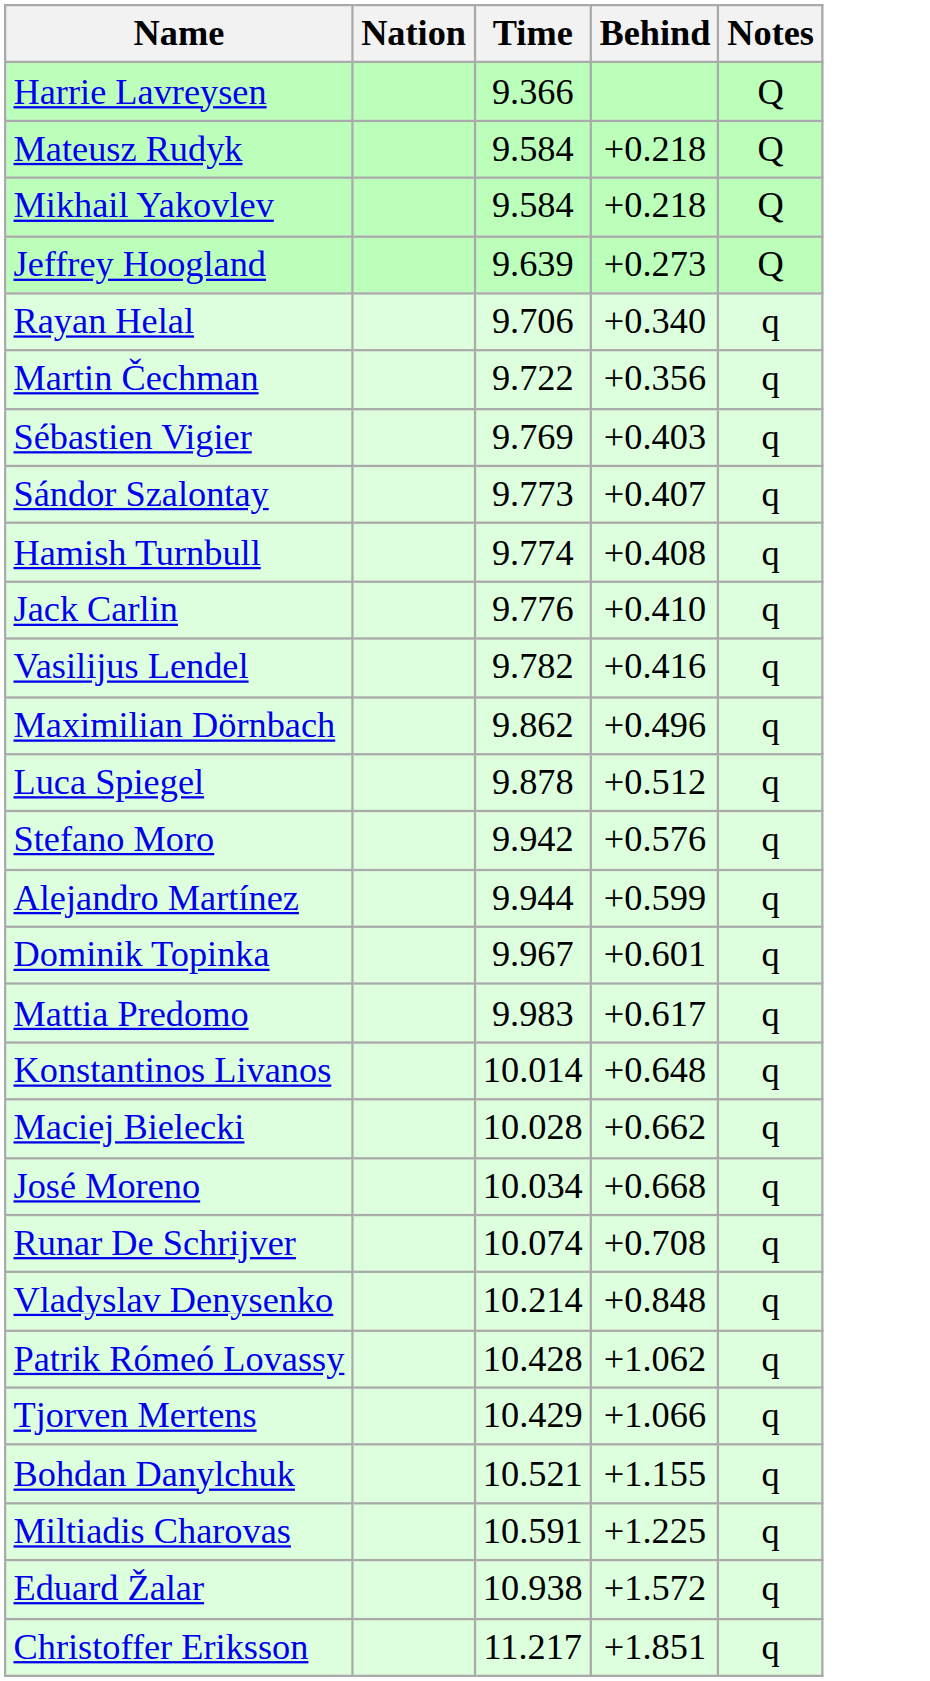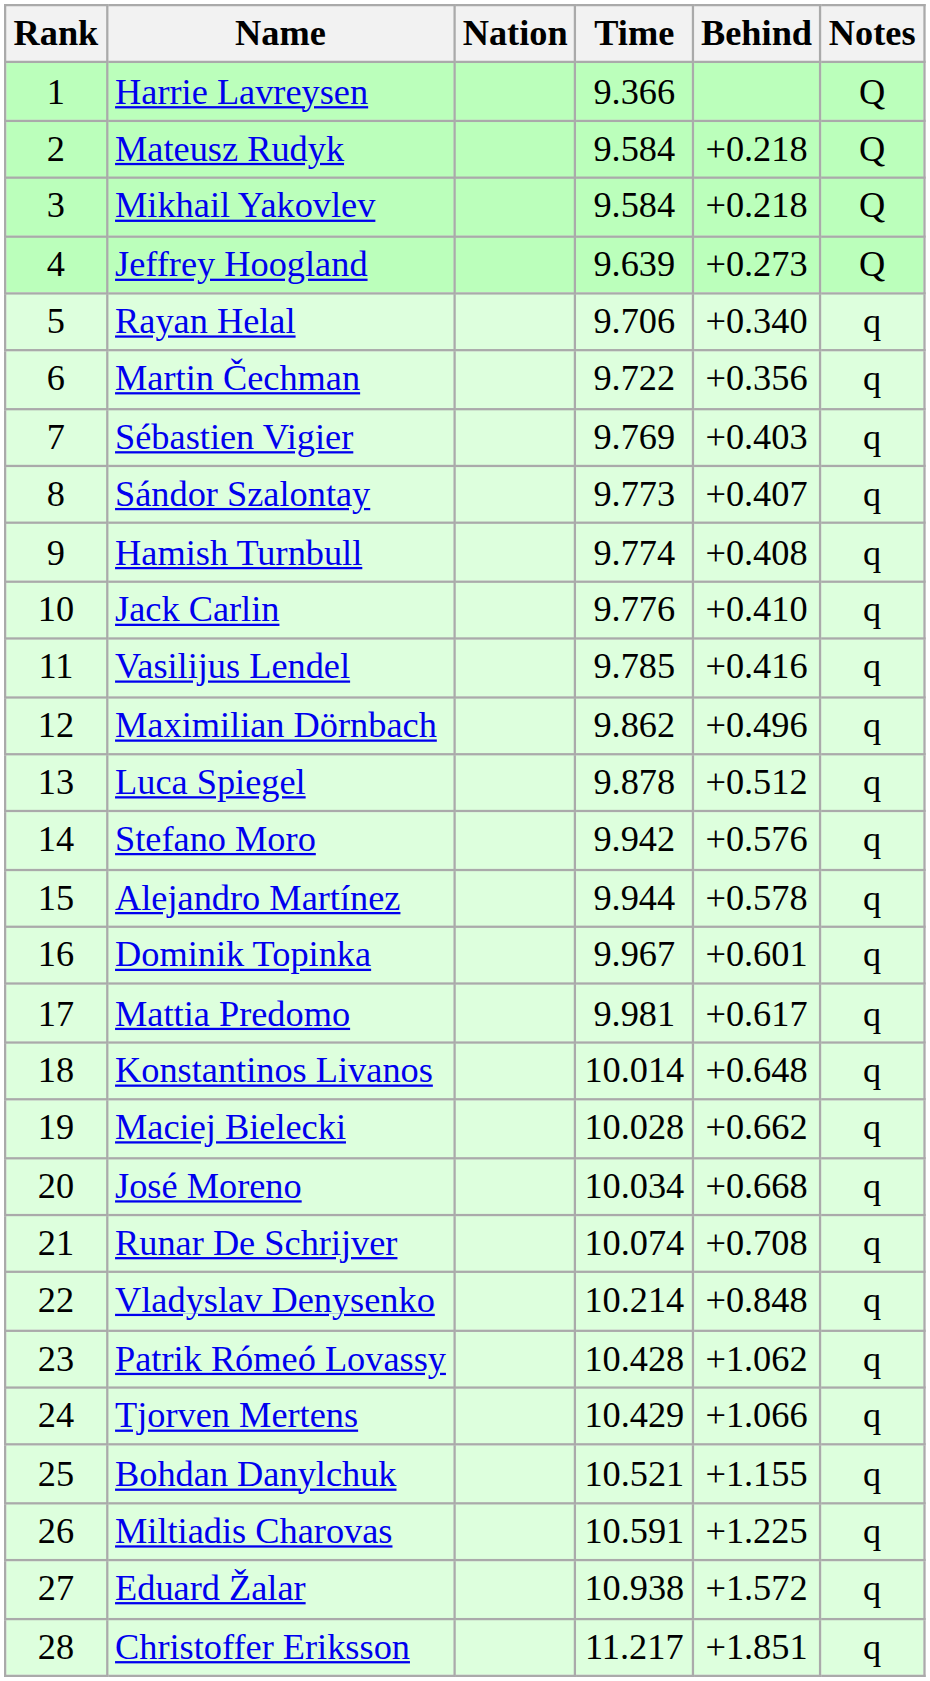+ column: (56, 33)
(533, 666) 9.782 -> (634, 666) 9.785
(655, 897) +0.599 -> (757, 897) +0.578
(533, 1012) 9.983 -> (634, 1012) 9.981
